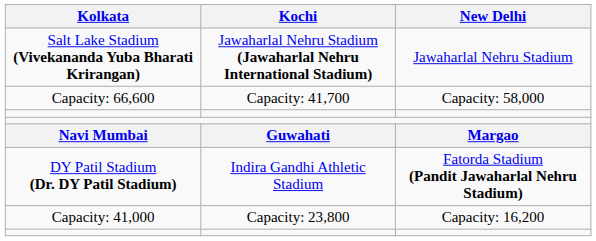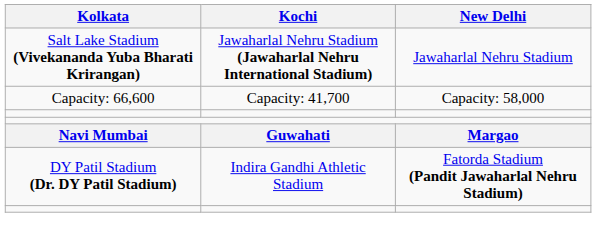- row: (103, 217)
